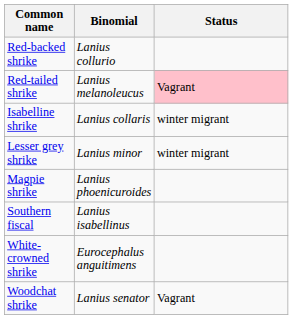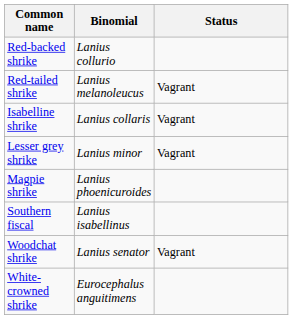(176, 86) pink background -> (176, 86) no background
(193, 119) winter migrant -> (176, 119) Vagrant
(193, 152) winter migrant -> (176, 152) Vagrant
rows swapped: (32, 298) <-> (28, 258)
